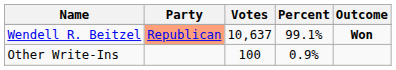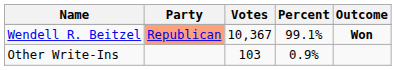(250, 35) 10,637 -> (250, 35) 10,367
(250, 55) 100 -> (250, 55) 103
